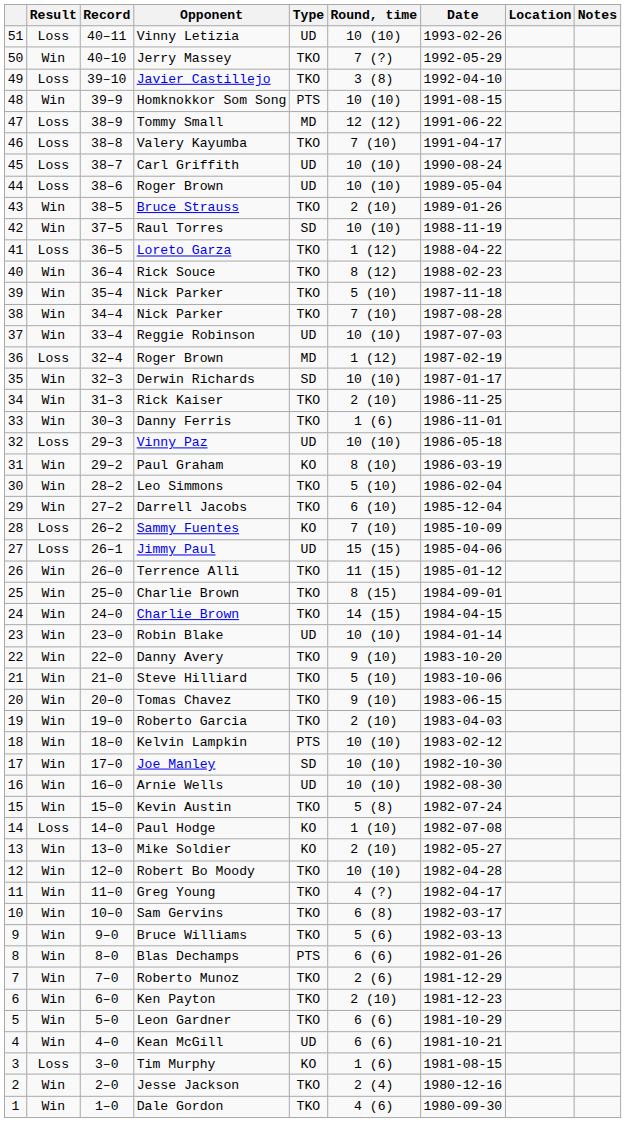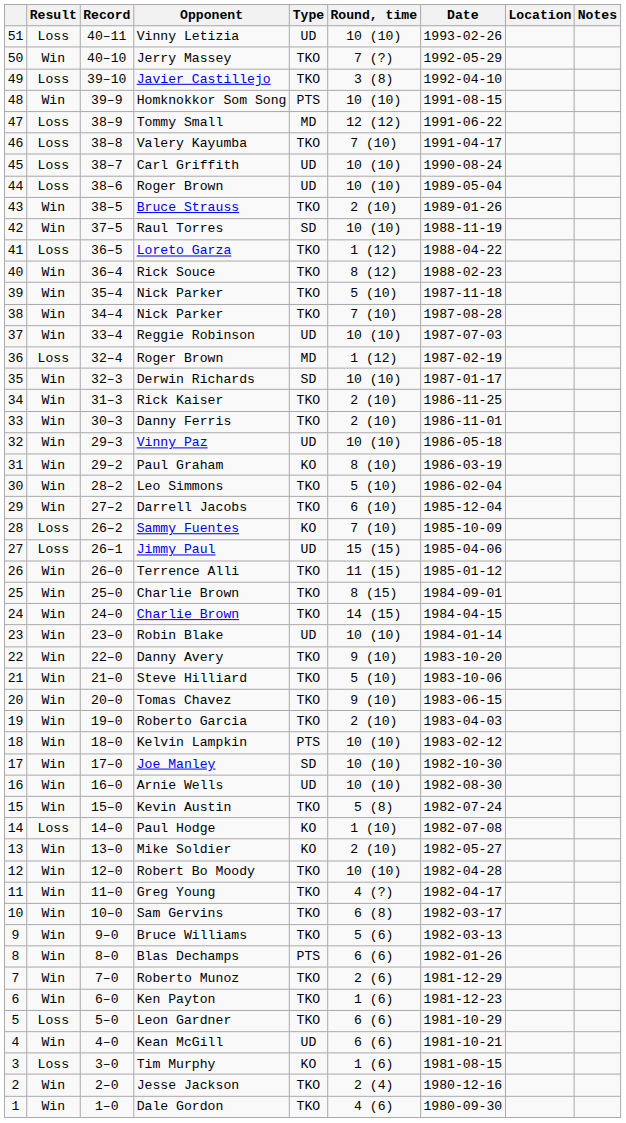(374, 422) 1 (6) -> (374, 422) 2 (10)
(53, 443) Loss -> (53, 443) Win
(374, 1000) 2 (10) -> (374, 1000) 1 (6)
(53, 1021) Win -> (53, 1021) Loss
